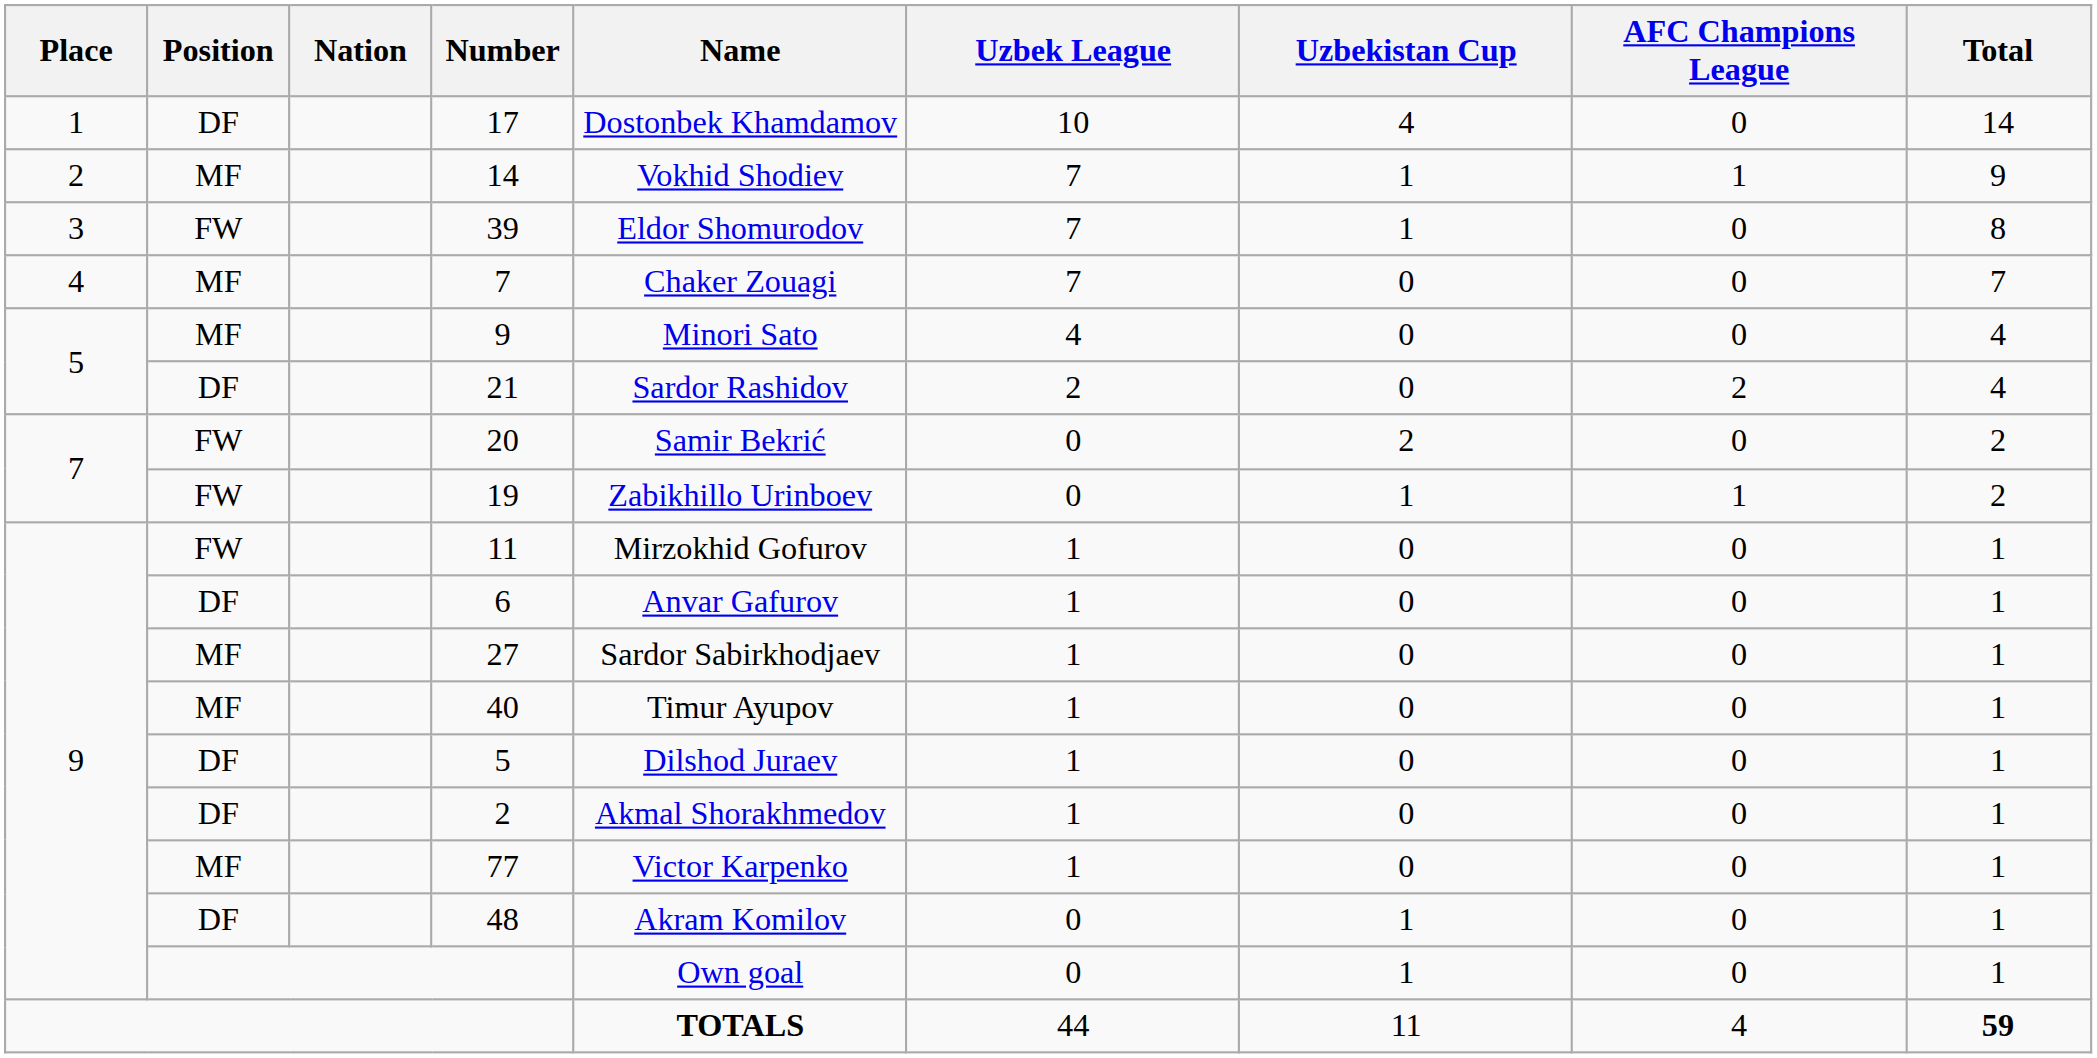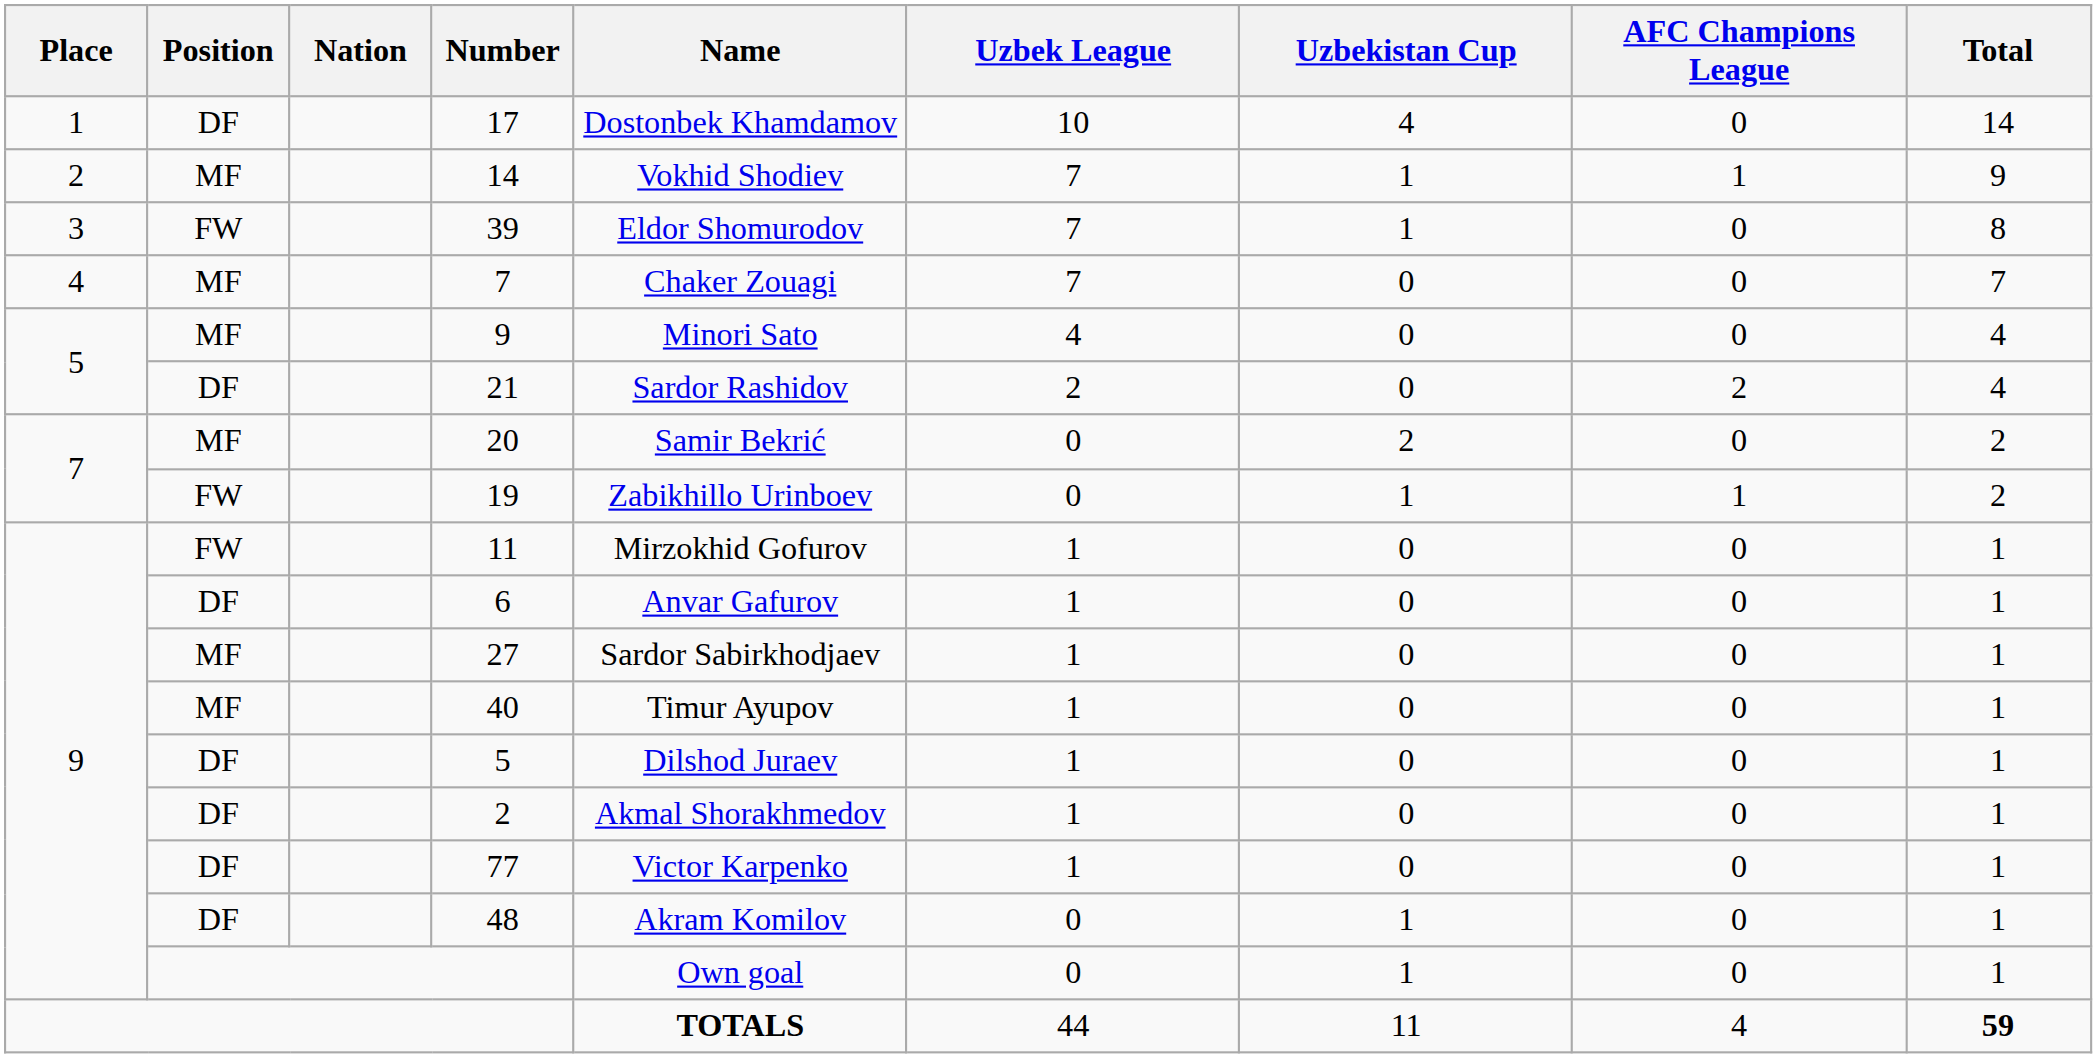(218, 441) FW -> (218, 441) MF
(218, 866) MF -> (218, 866) DF
